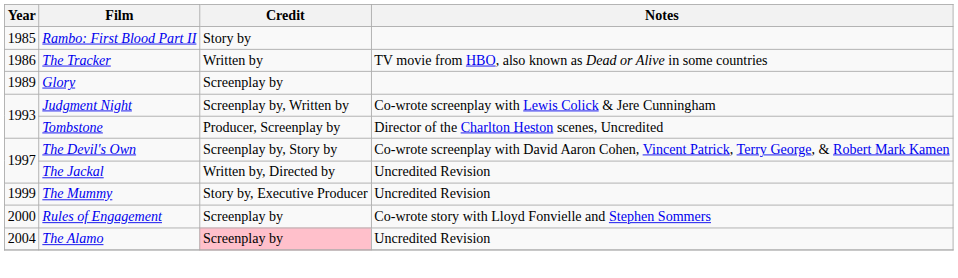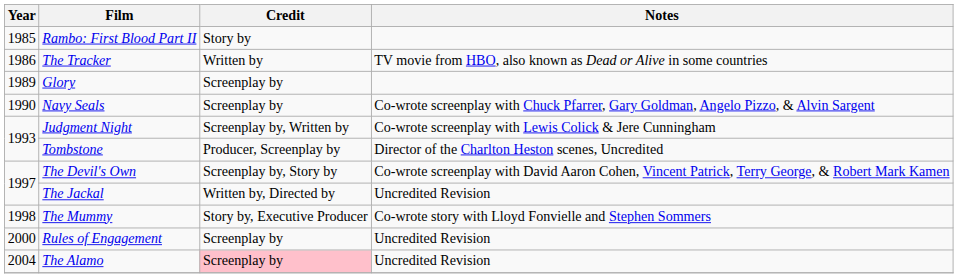+ row: (73, 104)
(22, 194) 1999 -> (22, 216) 1998
(432, 194) Uncredited Revision -> (543, 216) Co-wrote story with Lloyd Fonvielle and Stephen Sommers
(543, 216) Co-wrote story with Lloyd Fonvielle and Stephen Sommers -> (432, 238) Uncredited Revision
